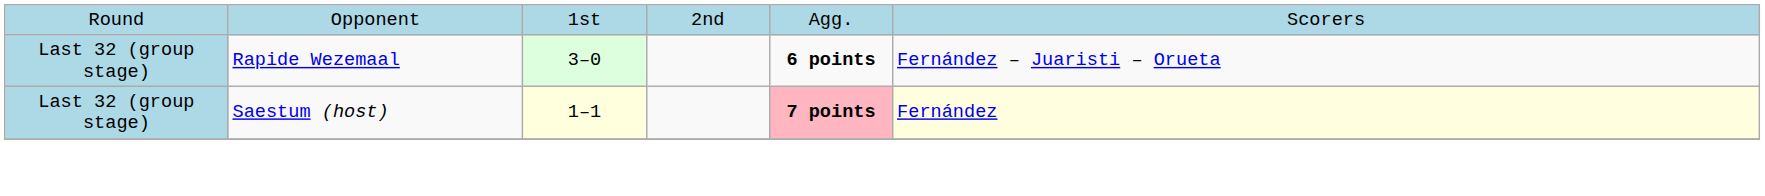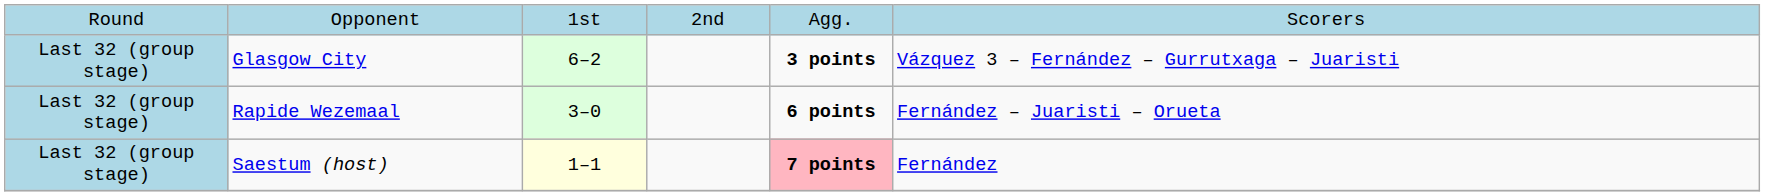+ row: (299, 61)
(947, 113) lightyellow background -> (947, 164) no background
